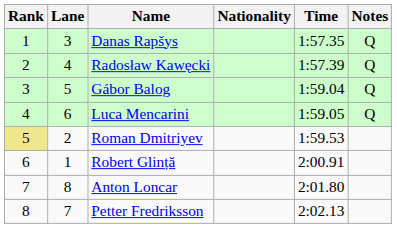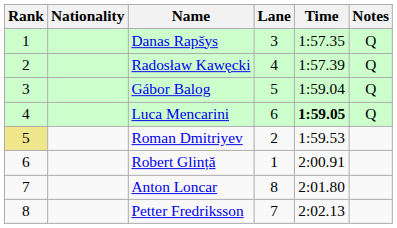columns swapped: (68, 16) <-> (254, 16)
(321, 114) normal -> (322, 114) bold
